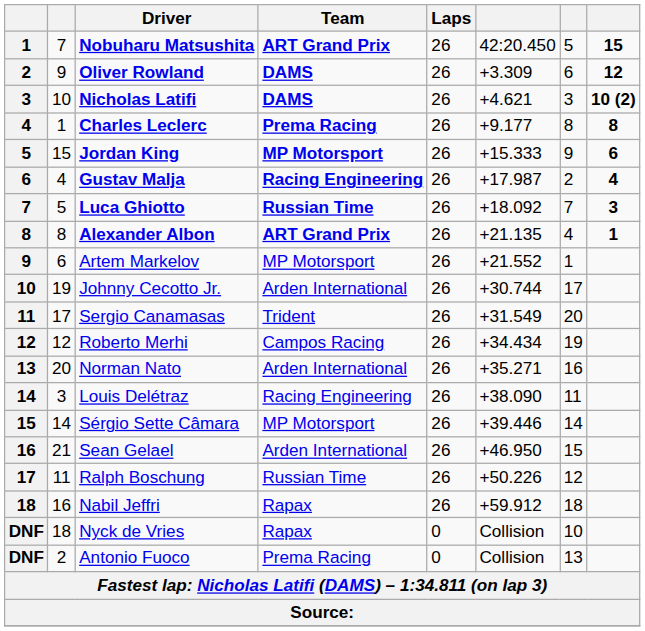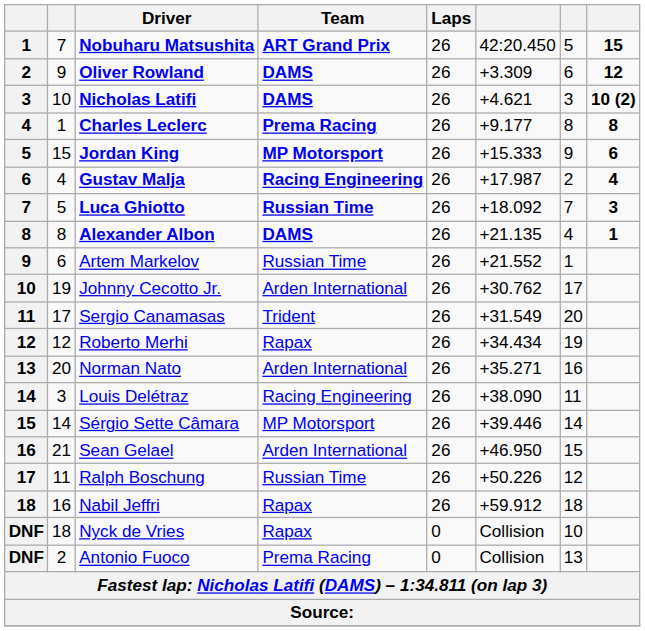(326, 234) ART Grand Prix -> (288, 234) DAMS
(318, 261) MP Motorsport -> (314, 261) Russian Time
(511, 288) +30.744 -> (511, 288) +30.762
(323, 342) Campos Racing -> (287, 342) Rapax
